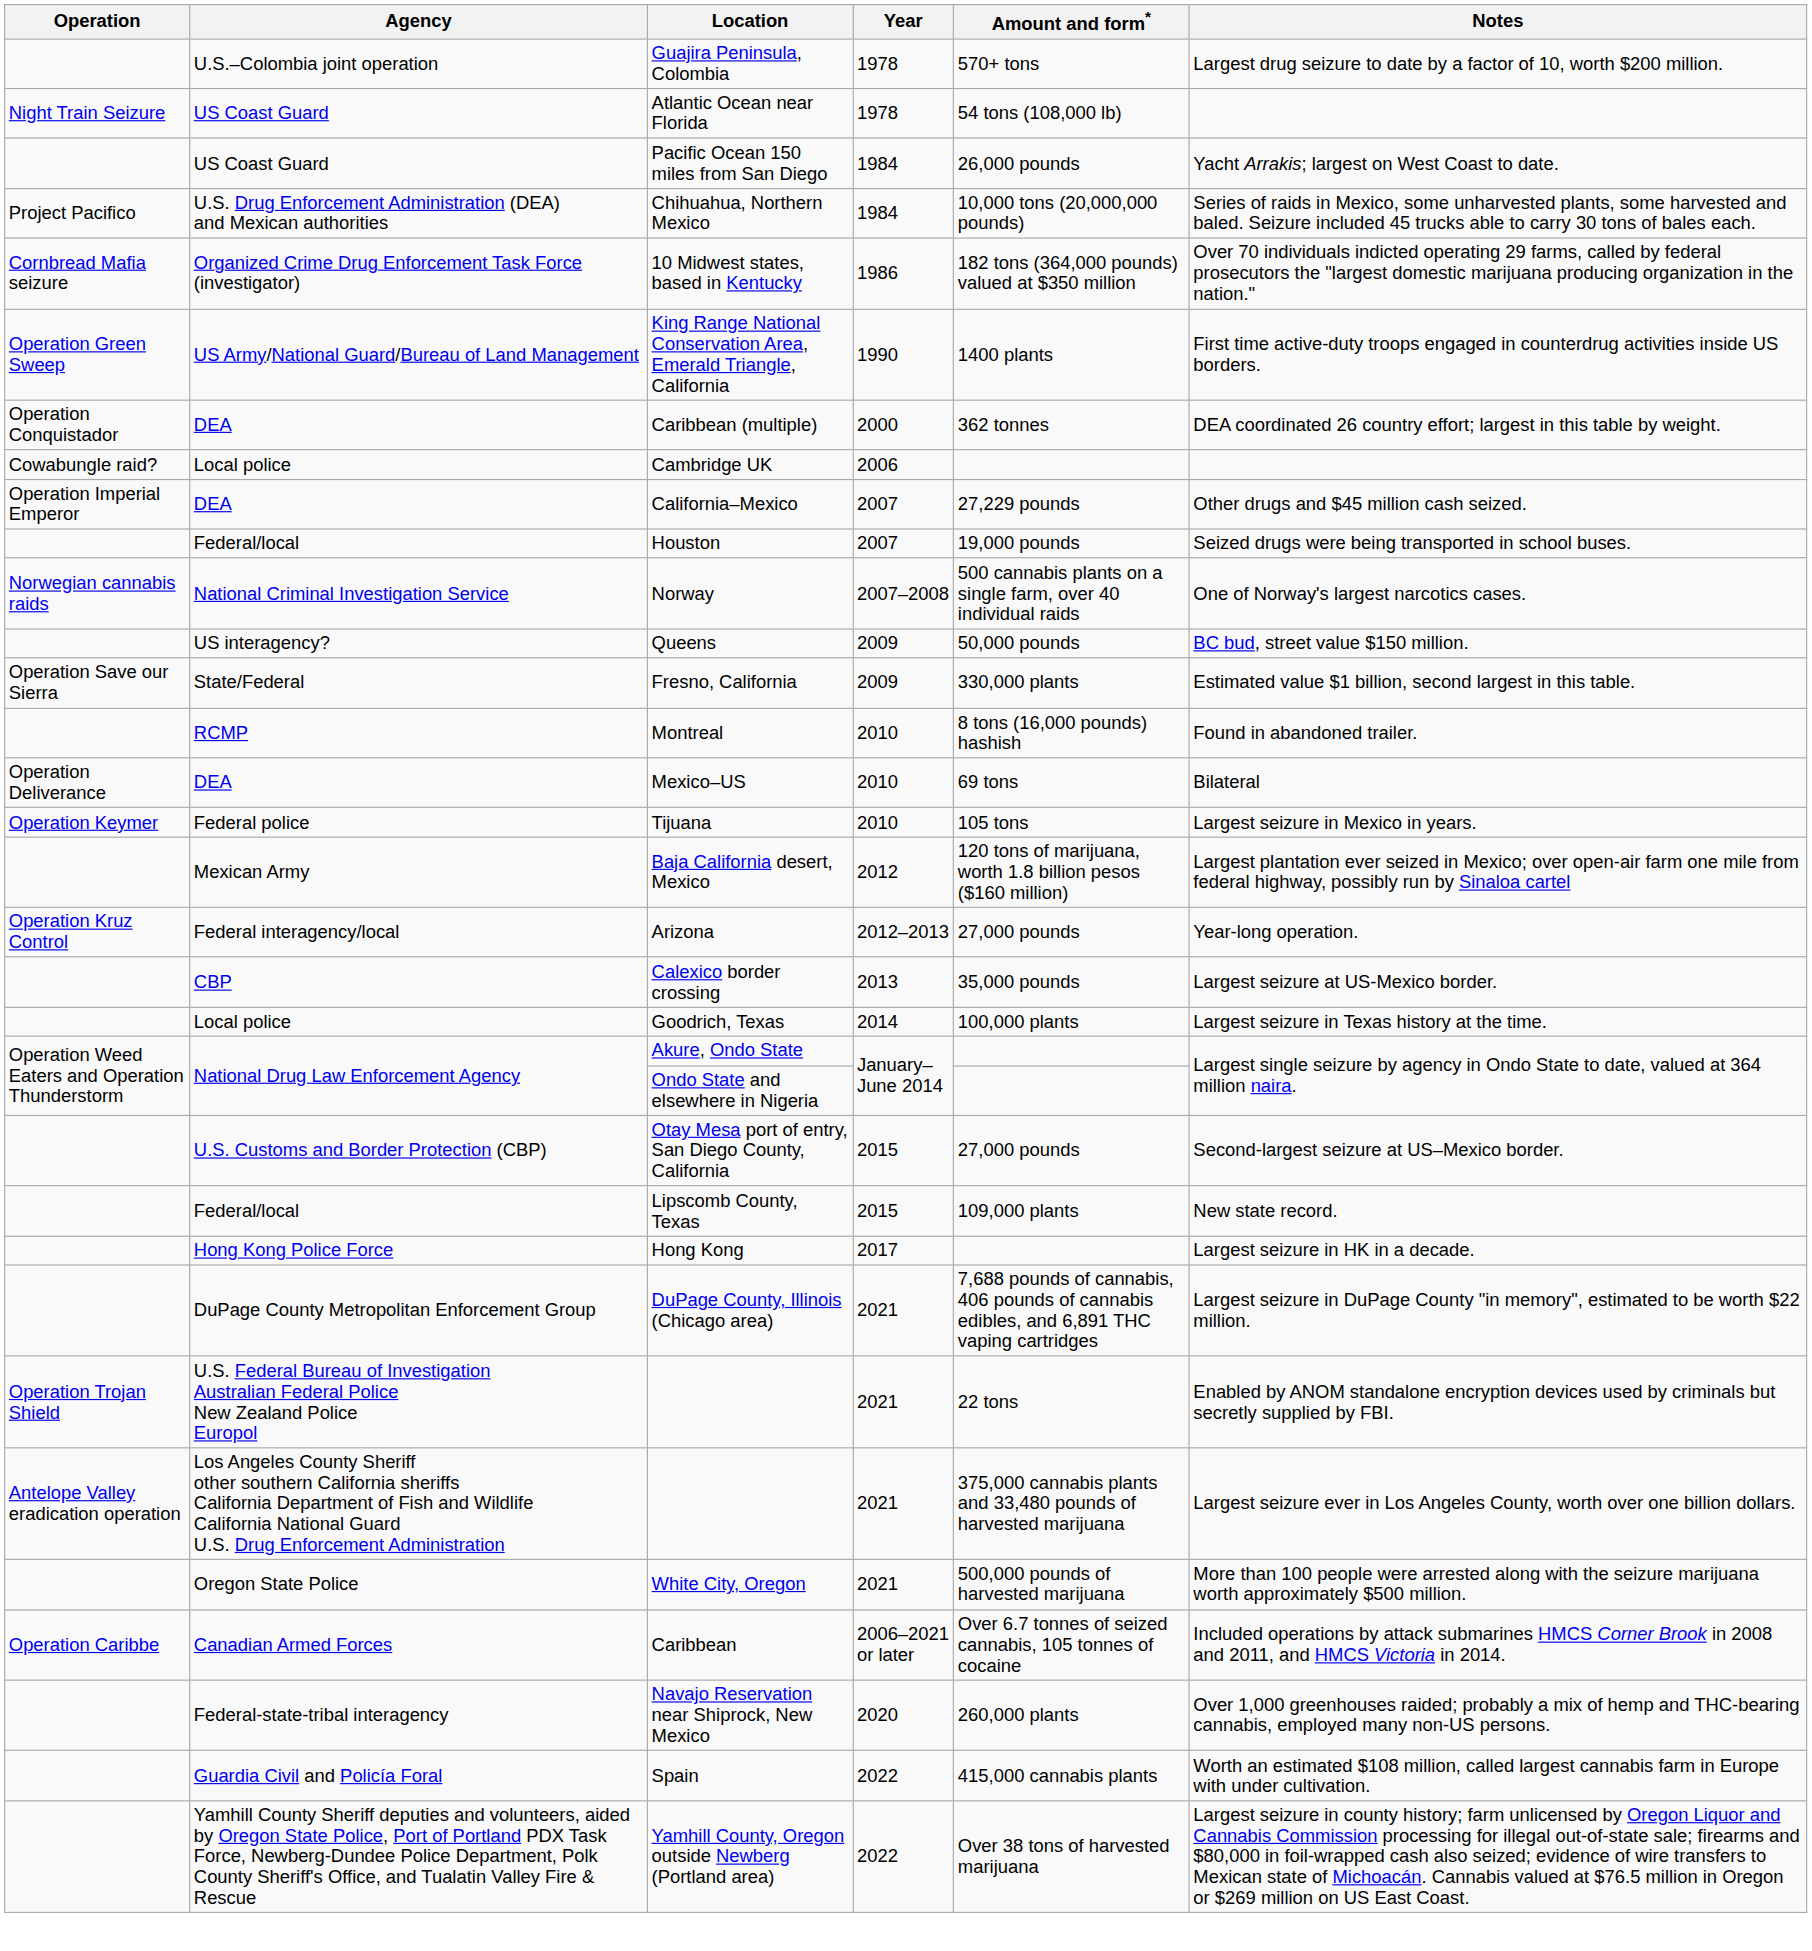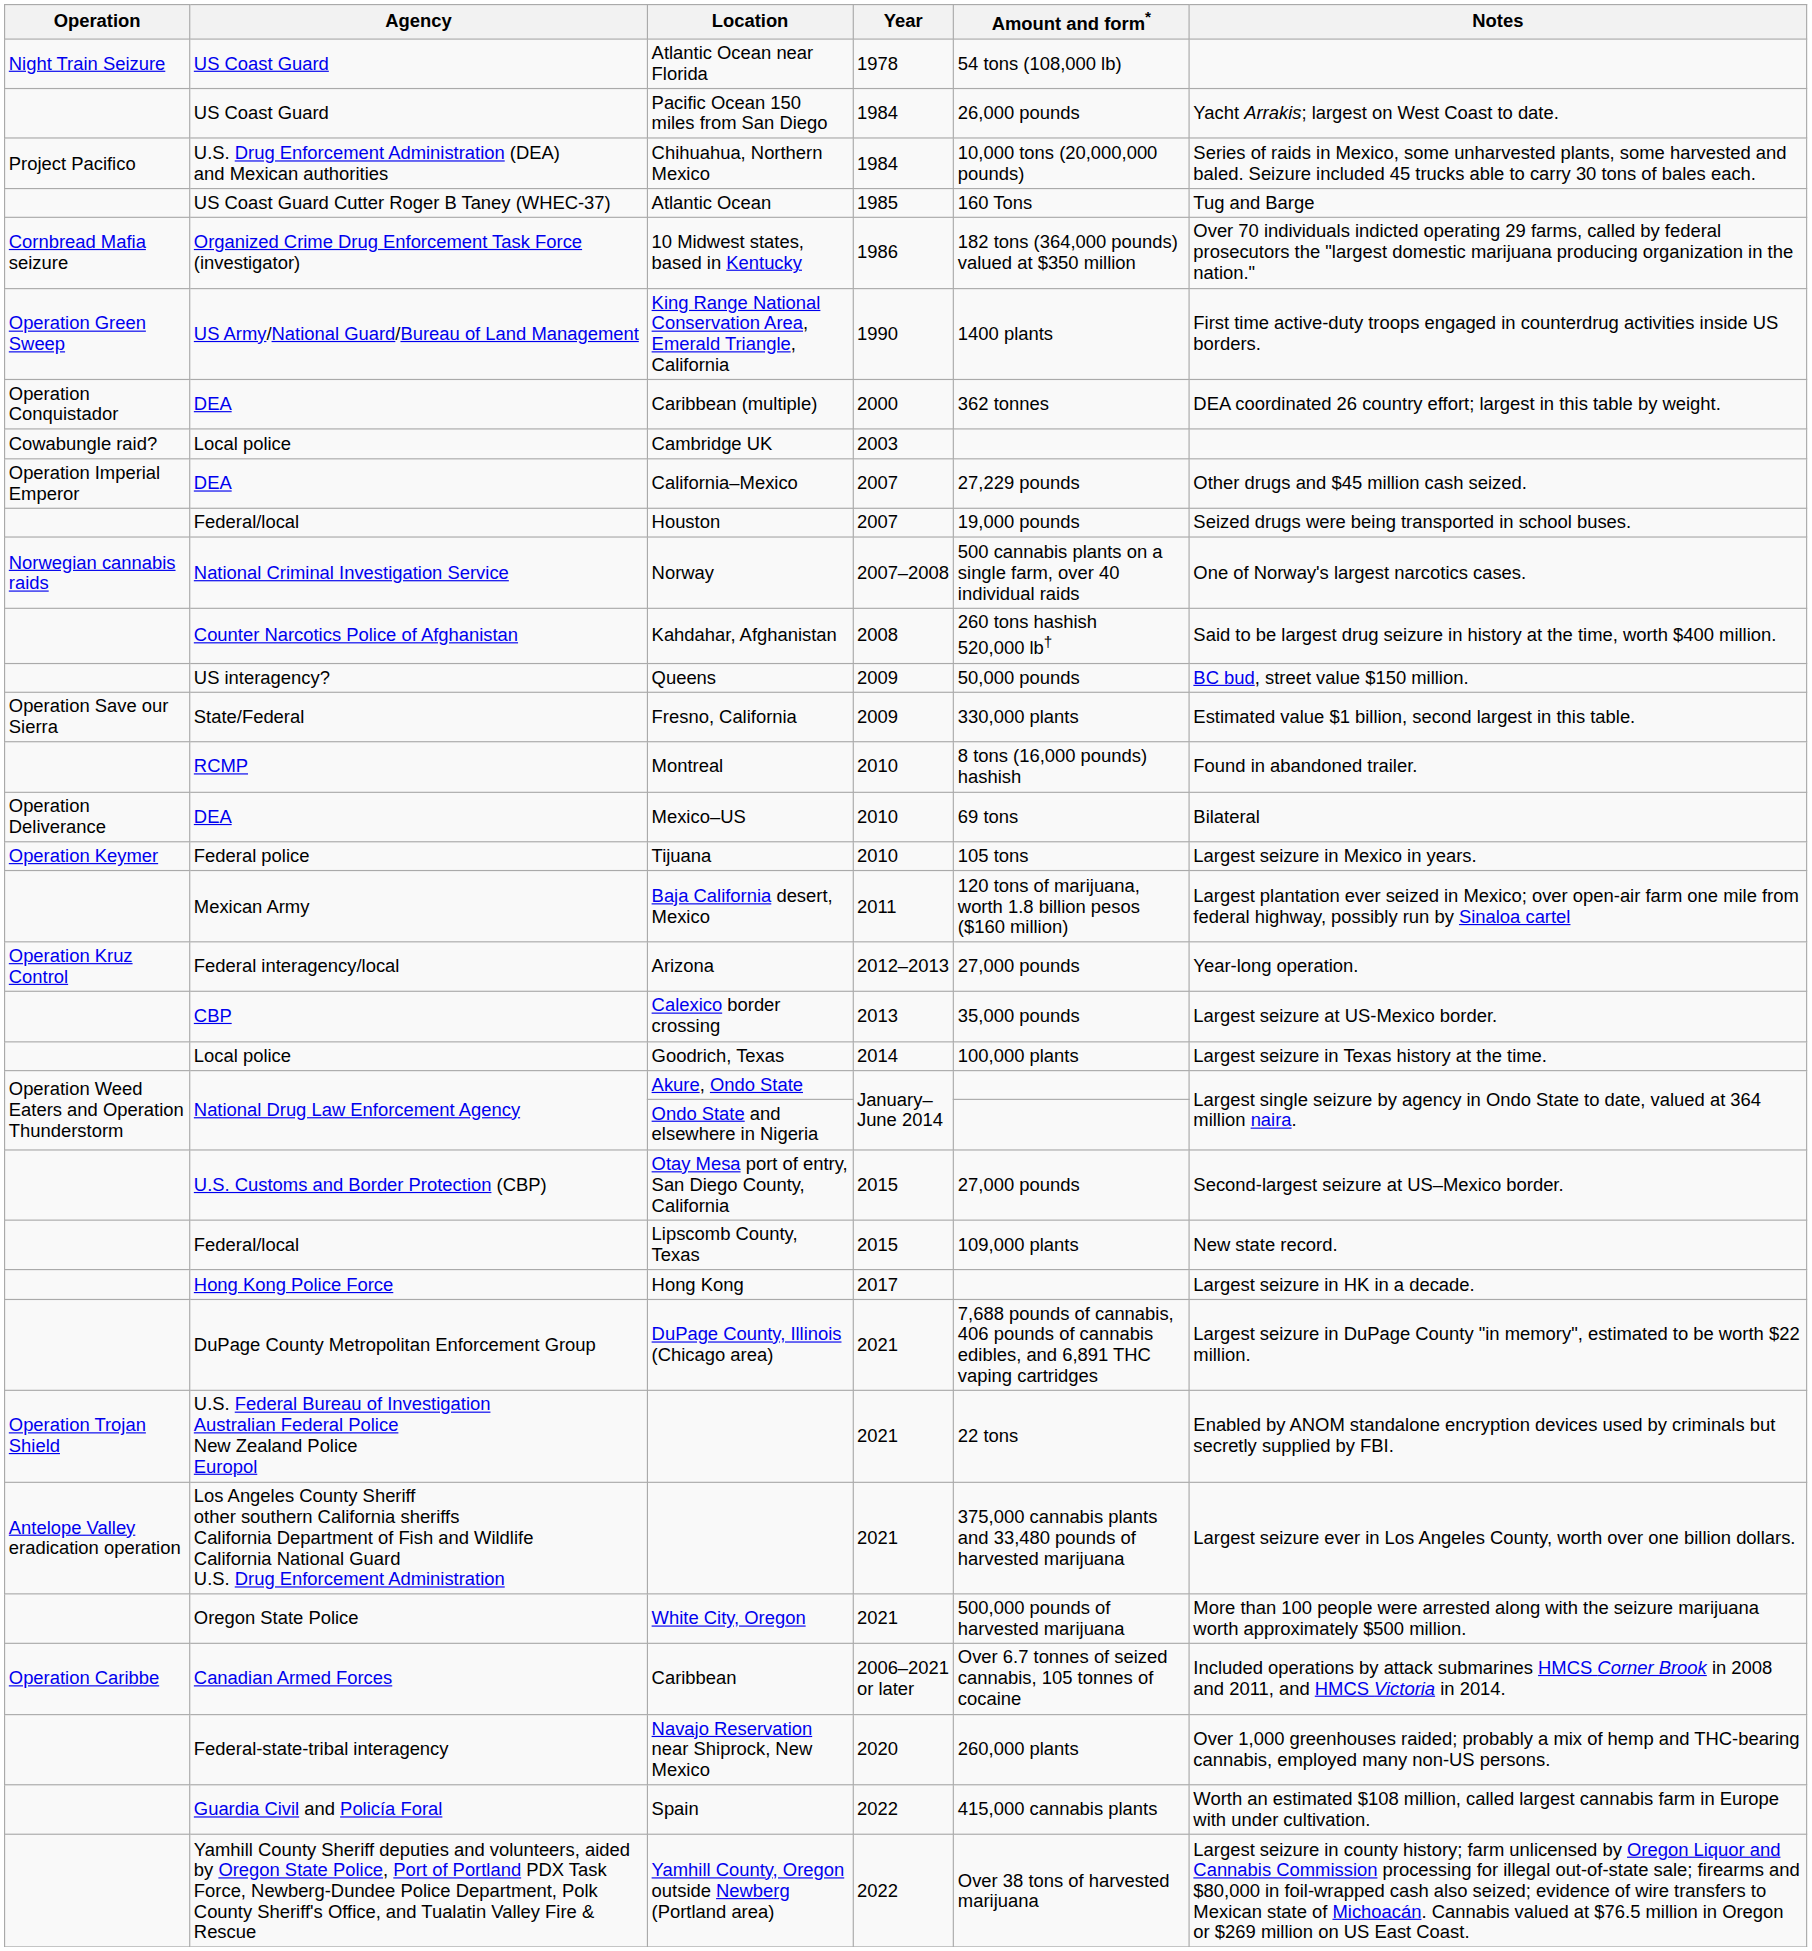- row: (316, 63)
+ row: (402, 202)
(877, 464) 2006 -> (877, 443) 2003
+ row: (356, 635)
(877, 872) 2012 -> (877, 906) 2011
